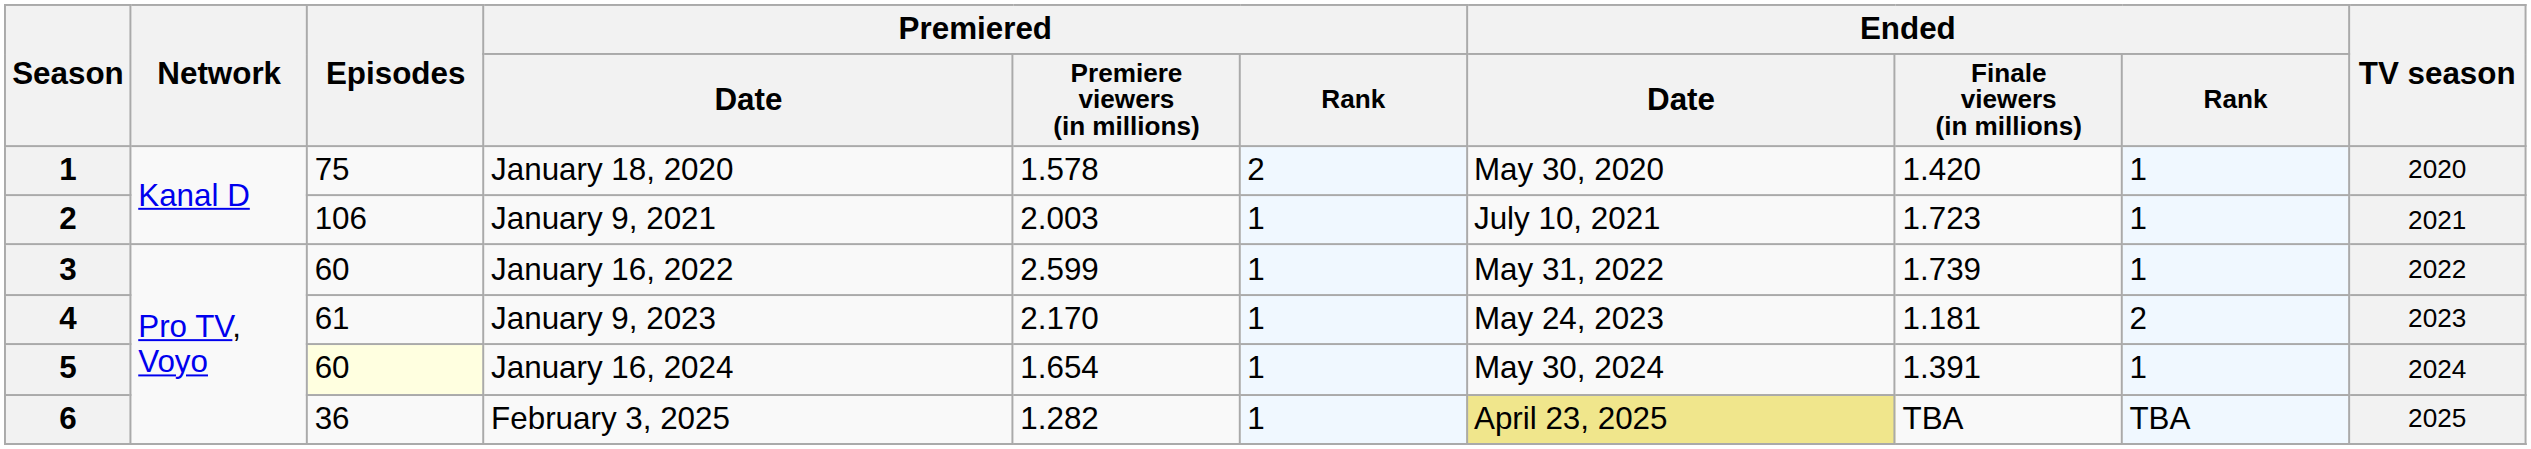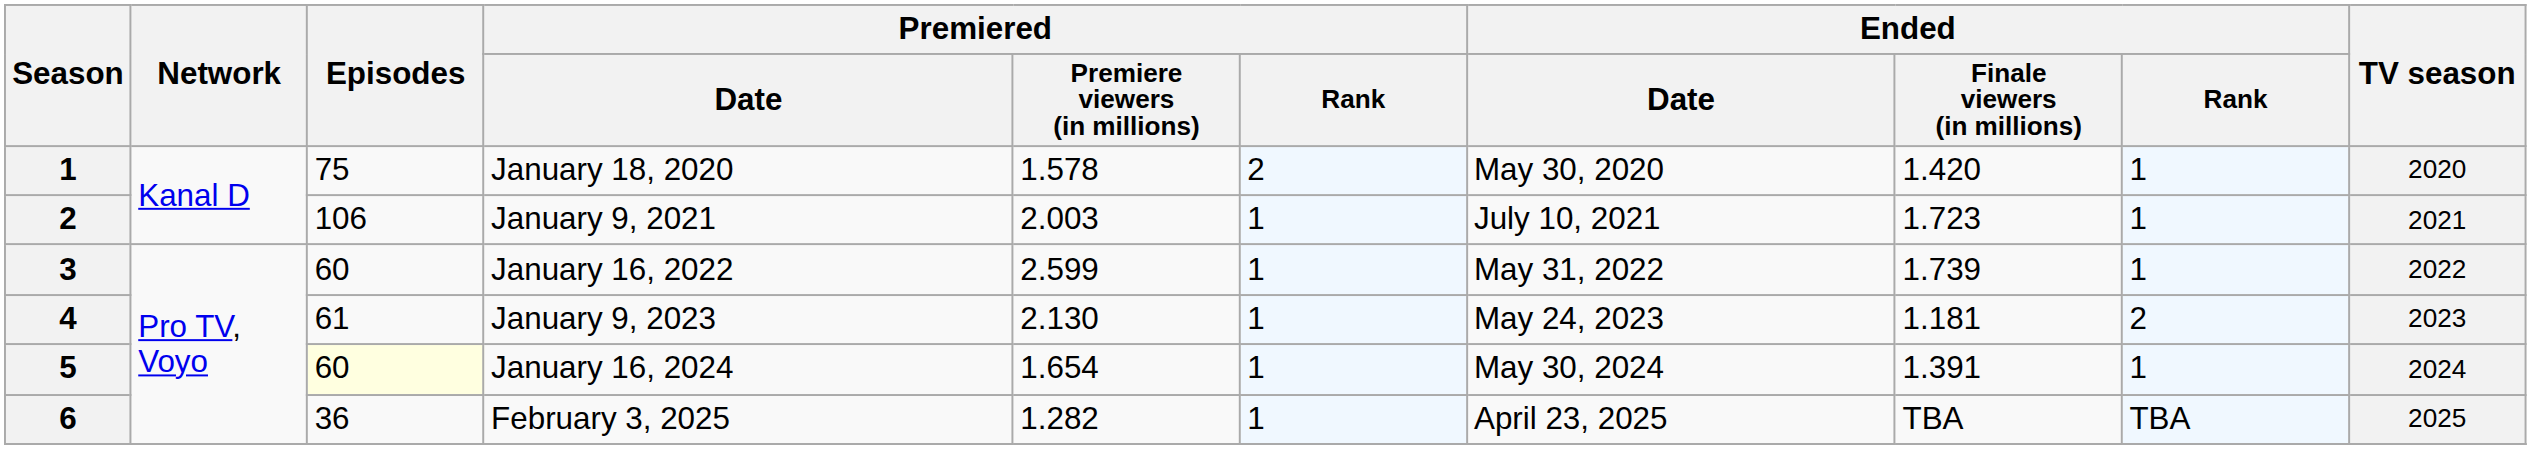(1060, 319) 2.170 -> (1060, 319) 2.130
(1571, 418) khaki background -> (1571, 418) no background
